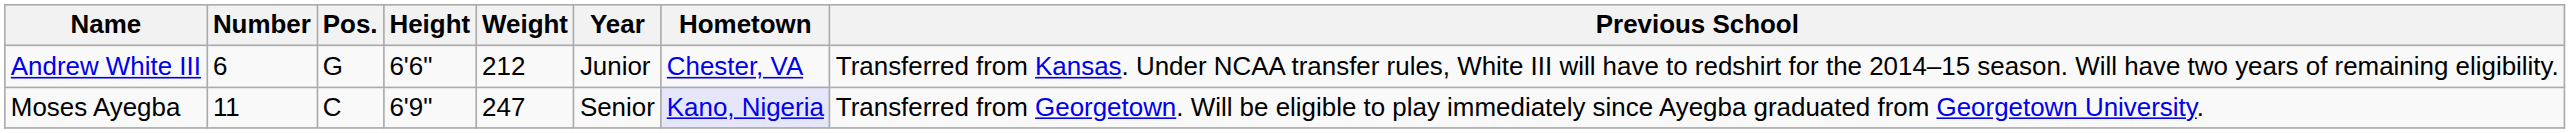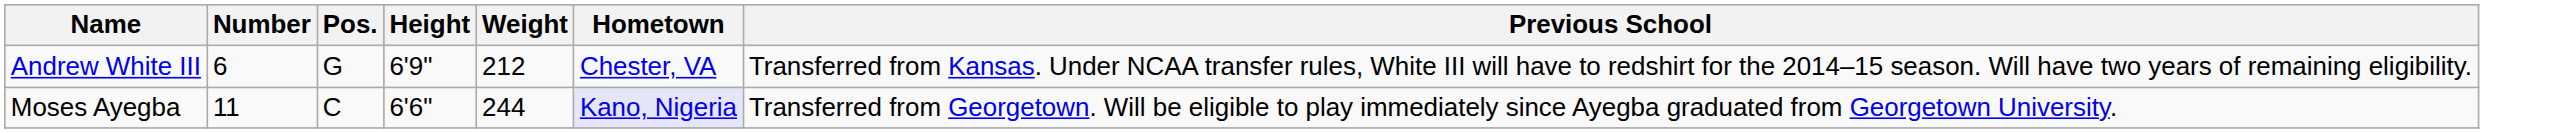- column: (617, 25)
(411, 66) 6'6" -> (411, 66) 6'9"
(411, 107) 6'9" -> (411, 107) 6'6"
(504, 107) 247 -> (504, 107) 244
